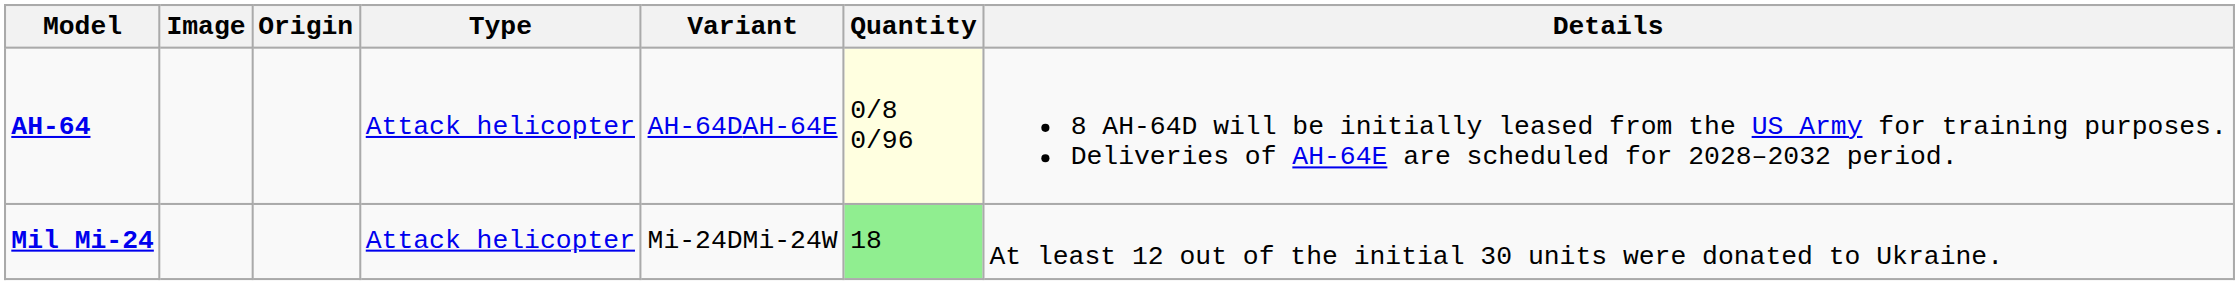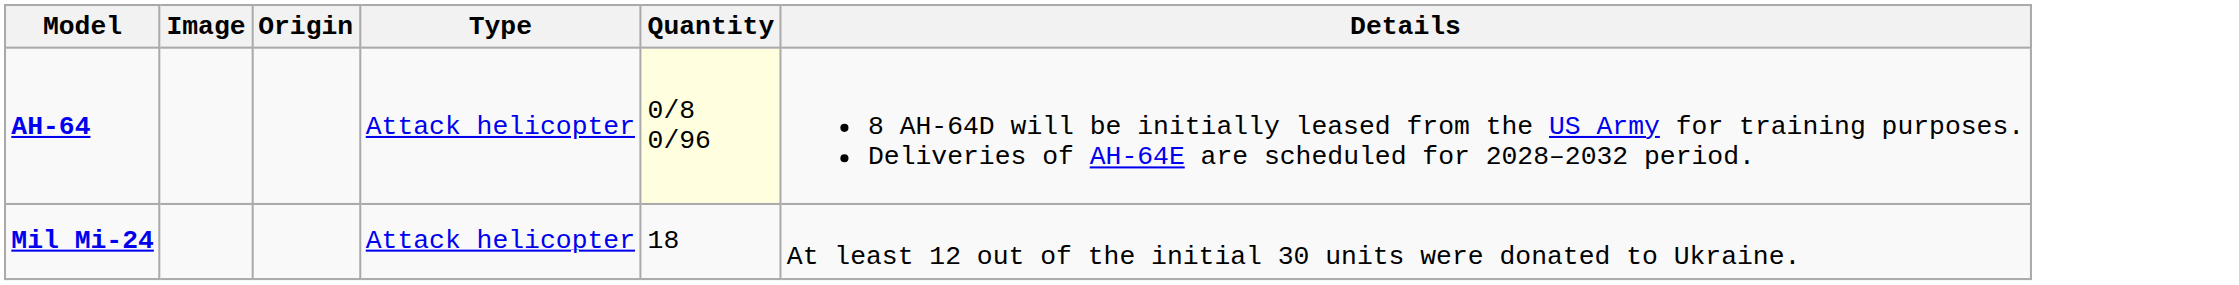- column: (743, 27)
(866, 241) lightgreen background -> (663, 241) no background
